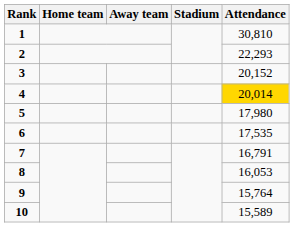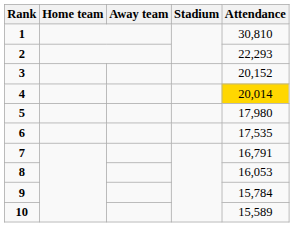(255, 192) 15,764 -> (255, 192) 15,784
